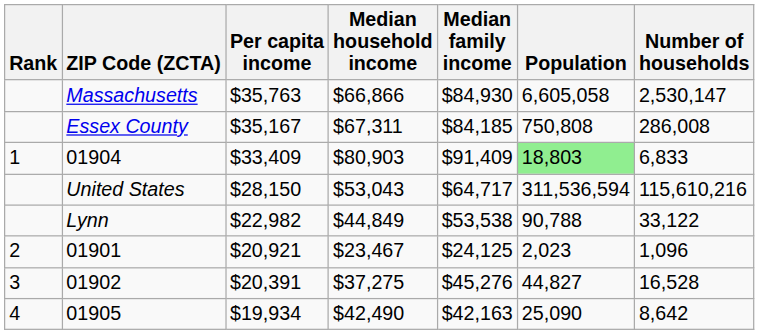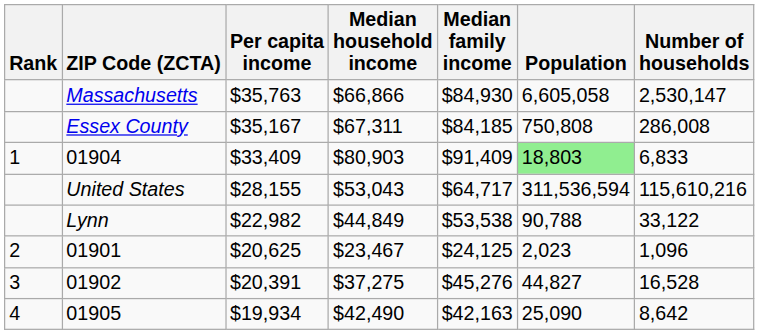(266, 189) $28,150 -> (266, 189) $28,155
(266, 251) $20,921 -> (266, 251) $20,625
